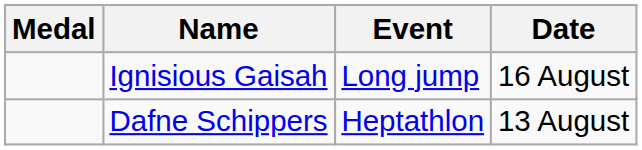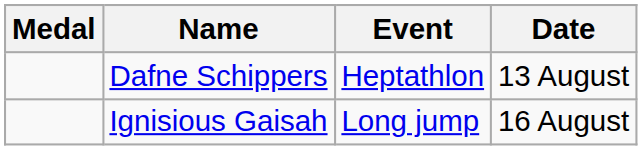rows swapped: (218, 122) <-> (218, 75)
